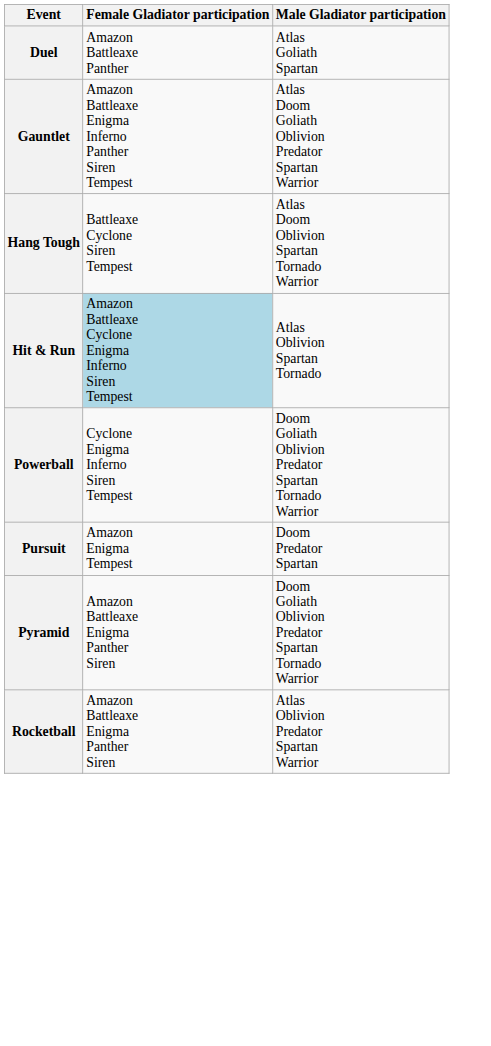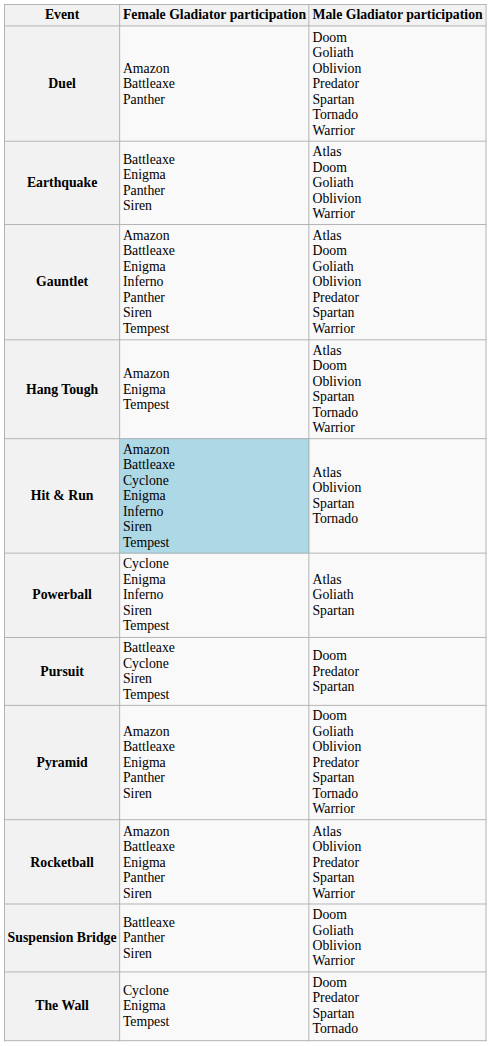(297, 52) Atlas Goliath Spartan -> (337, 83) Doom Goliath Oblivion Predator Spartan Tornado Warrior
+ row: (62, 182)
(112, 243) Battleaxe Cyclone Siren Tempest -> (146, 389) Amazon Enigma Tempest
(300, 465) Doom Goliath Oblivion Predator Spartan Tornado Warrior -> (333, 595) Atlas Goliath Spartan
(110, 548) Amazon Enigma Tempest -> (149, 671) Battleaxe Cyclone Siren Tempest
+ row: (62, 937)
+ row: (62, 1006)
